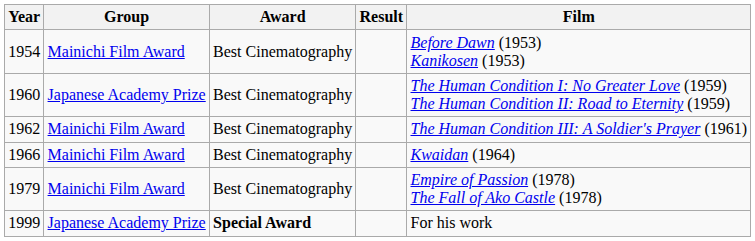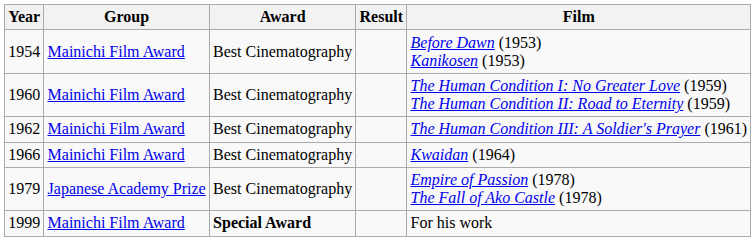(127, 94) Japanese Academy Prize -> (116, 94) Mainichi Film Award
(116, 189) Mainichi Film Award -> (127, 189) Japanese Academy Prize
(127, 223) Japanese Academy Prize -> (116, 223) Mainichi Film Award
